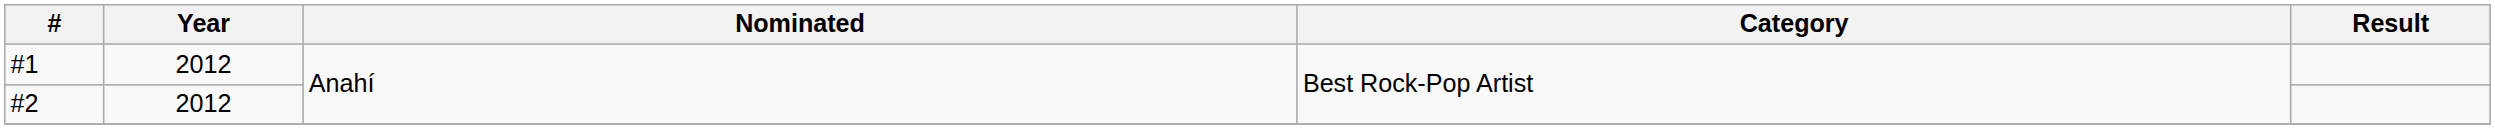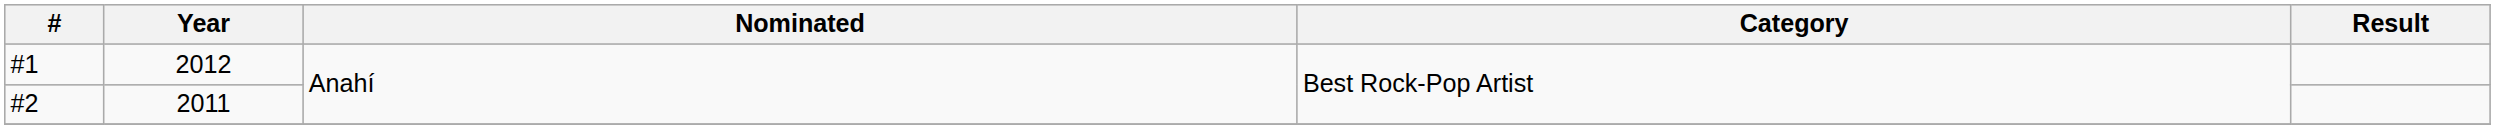(204, 104) 2012 -> (204, 104) 2011
